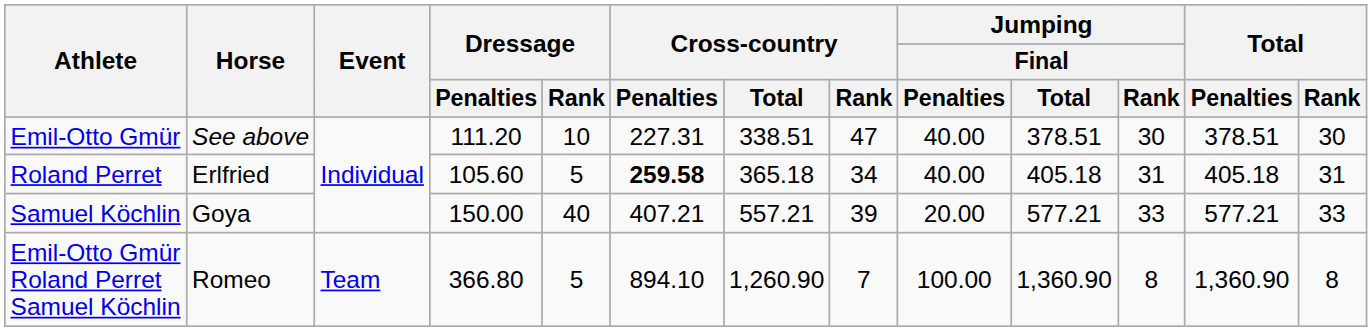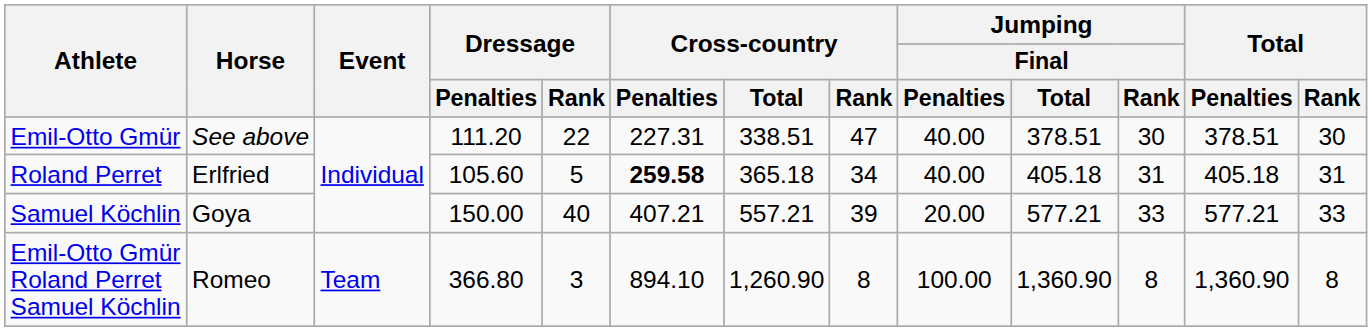(576, 136) 10 -> (576, 136) 22
(576, 279) 5 -> (576, 279) 3
(864, 279) 7 -> (864, 279) 8
